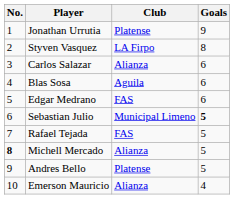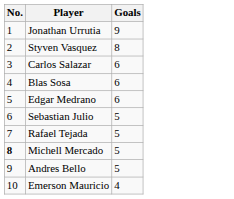- column: (155, 13)
(203, 116) bold -> (117, 116) normal
